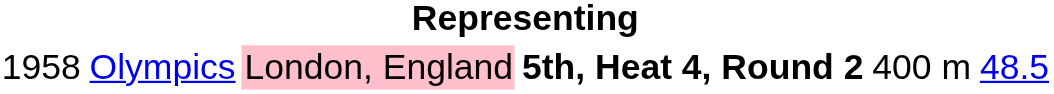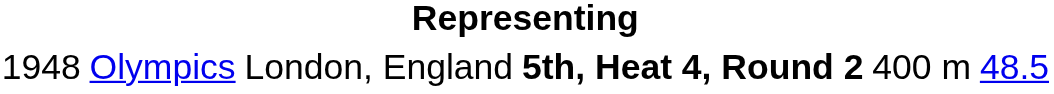(41, 66) 1958 -> (41, 66) 1948
(379, 66) pink background -> (379, 66) no background
